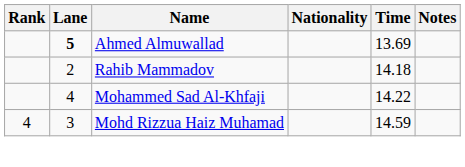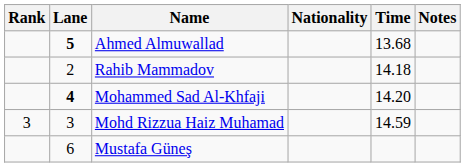(393, 44) 13.69 -> (393, 44) 13.68
(70, 96) normal -> (70, 96) bold
(393, 96) 14.22 -> (393, 96) 14.20
(27, 123) 4 -> (27, 123) 3
+ row: (143, 149)
